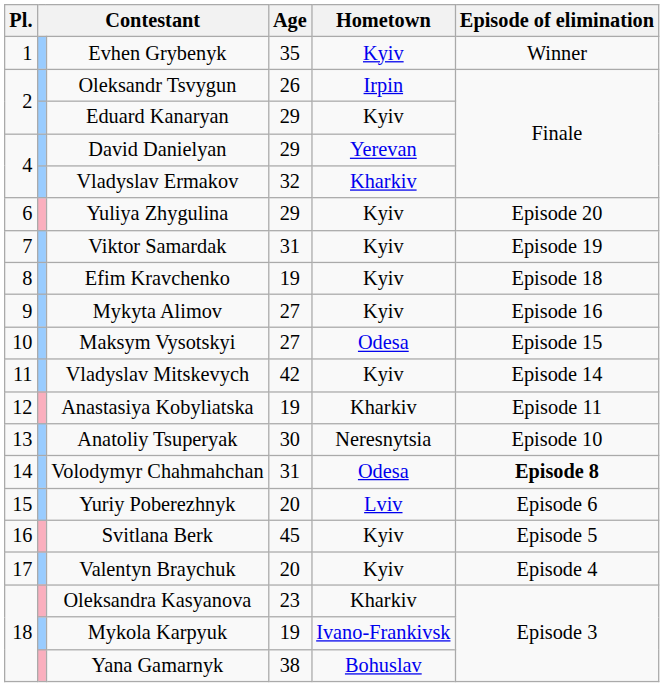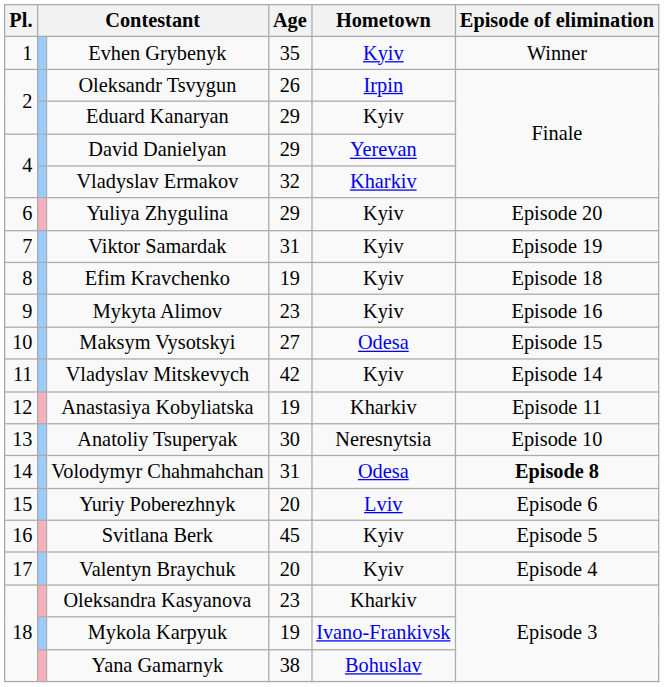(290, 310) 27 -> (290, 310) 23
